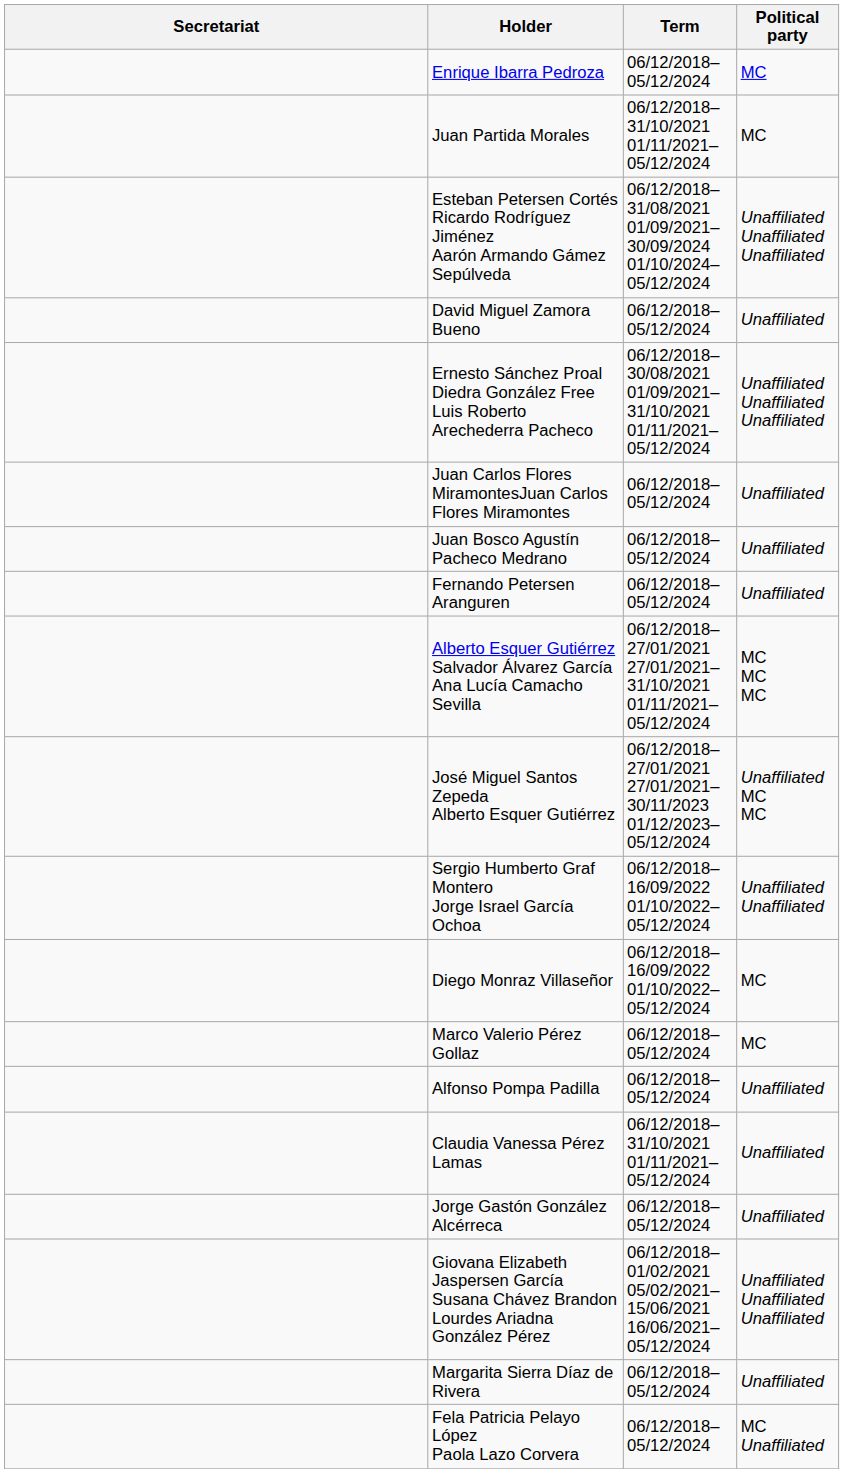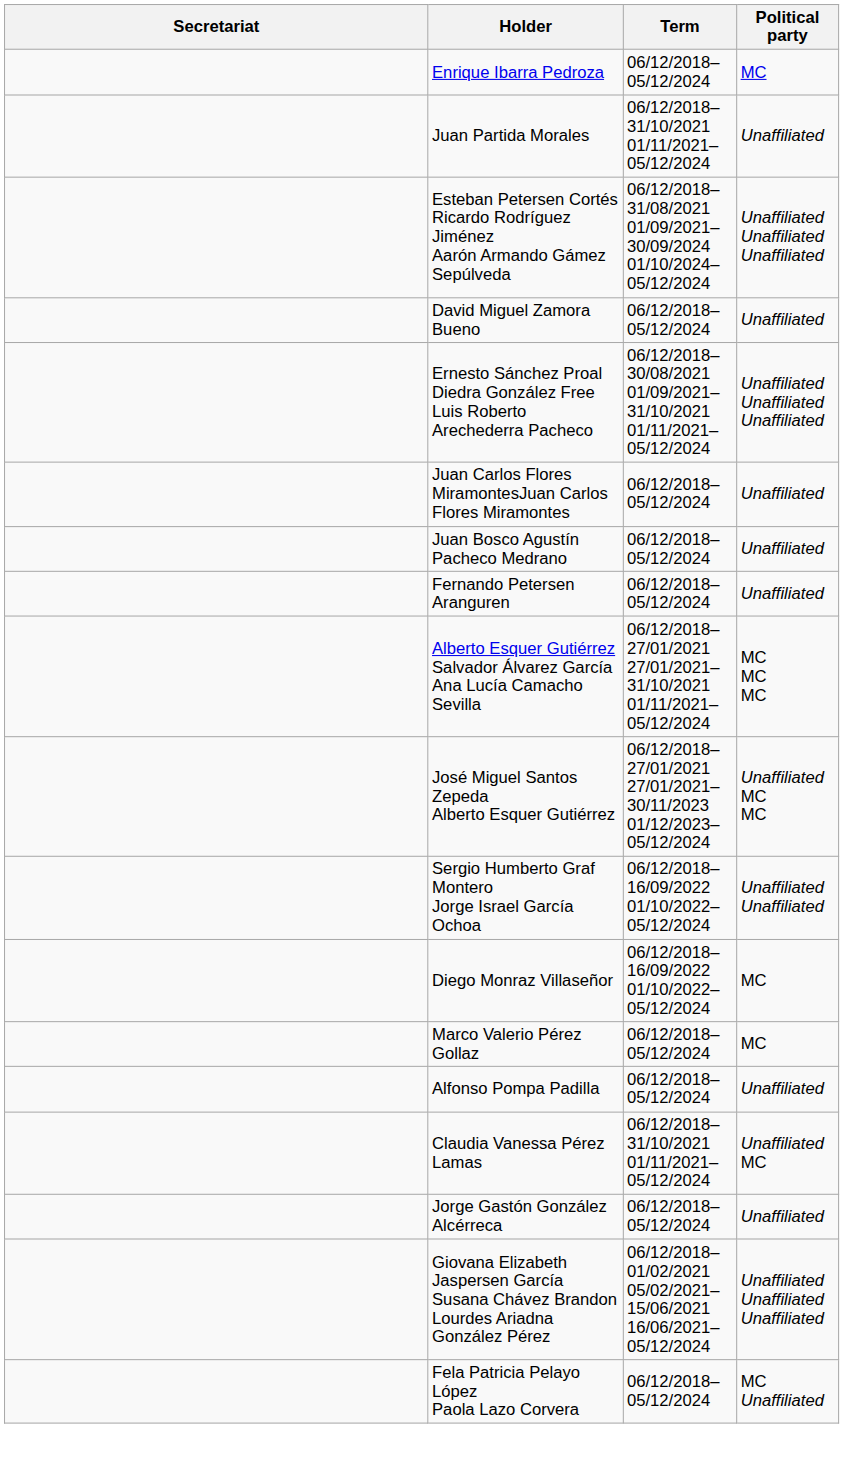(754, 135) MC -> (782, 135) Unaffiliated
(782, 1152) Unaffiliated -> (782, 1152) Unaffiliated MC
- row: (523, 1381)
